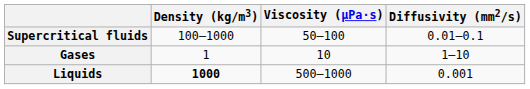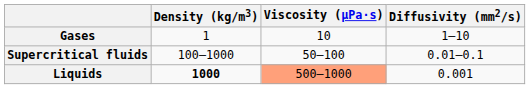rows swapped: (78, 55) <-> (78, 36)
(324, 74) no background -> (324, 74) lightsalmon background
